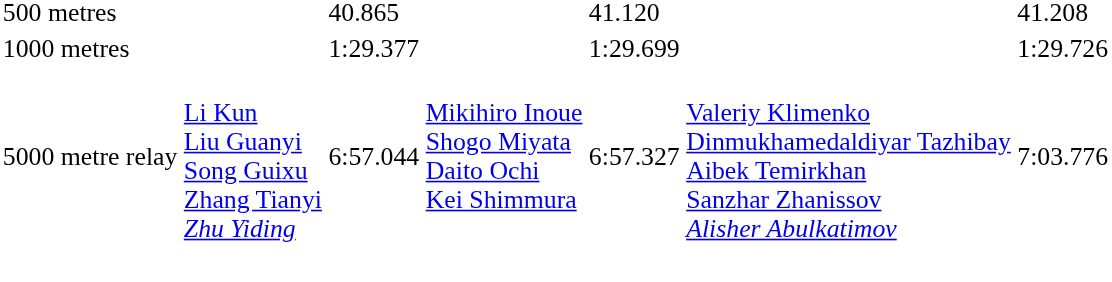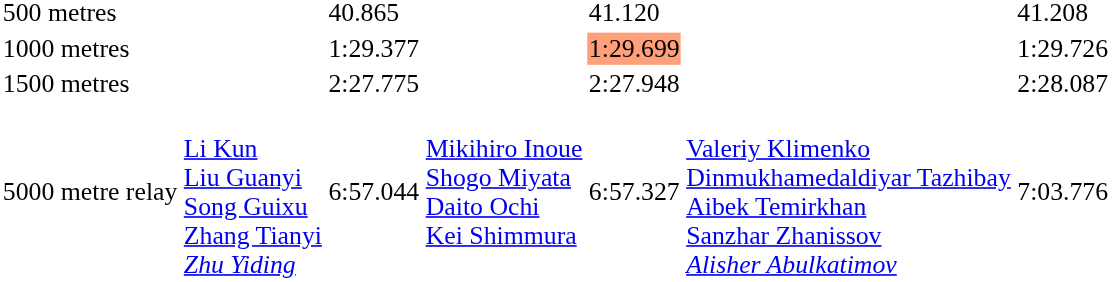(634, 48) no background -> (634, 48) lightsalmon background
+ row: (66, 83)
